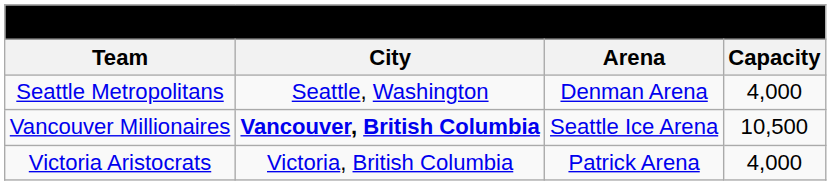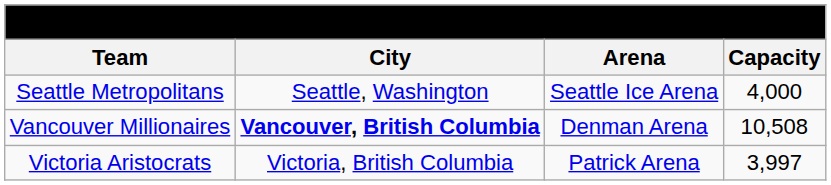(634, 92) Denman Arena -> (634, 92) Seattle Ice Arena
(634, 127) Seattle Ice Arena -> (634, 127) Denman Arena
(774, 127) 10,500 -> (774, 127) 10,508
(774, 162) 4,000 -> (774, 162) 3,997
